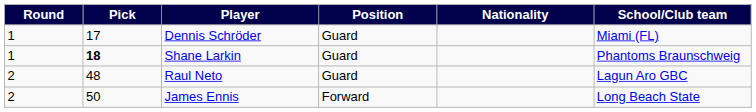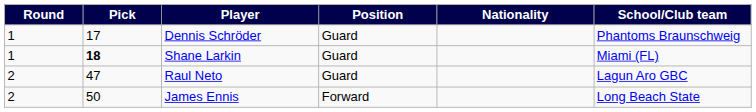(628, 35) Miami (FL) -> (668, 35) Phantoms Braunschweig
(668, 55) Phantoms Braunschweig -> (628, 55) Miami (FL)
(93, 76) 48 -> (93, 76) 47
